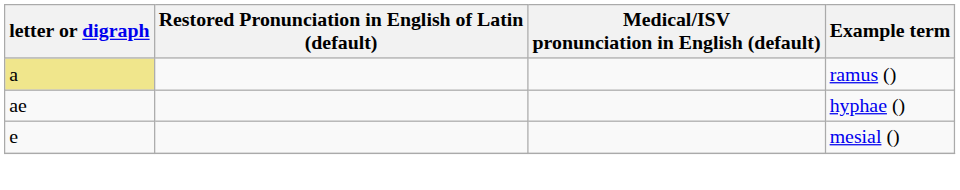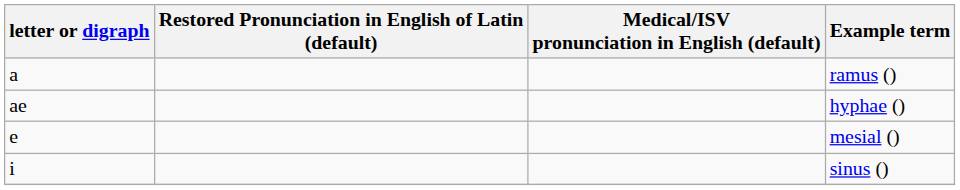(14, 74) khaki background -> (14, 74) no background
+ row: (859, 168)
